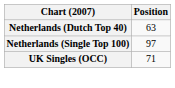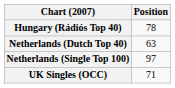+ row: (68, 28)
